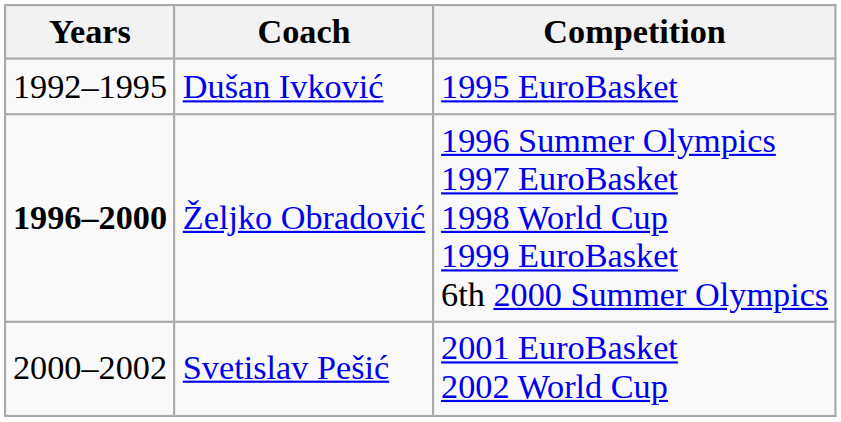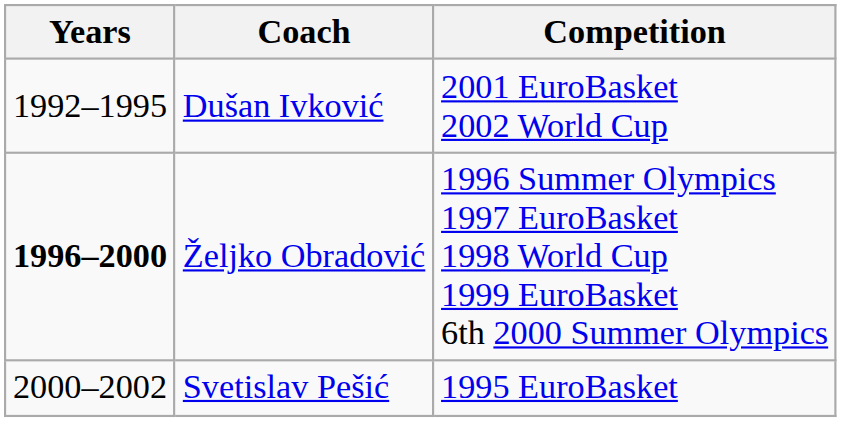(559, 85) 1995 EuroBasket -> (559, 105) 2001 EuroBasket 2002 World Cup
(559, 367) 2001 EuroBasket 2002 World Cup -> (559, 387) 1995 EuroBasket
